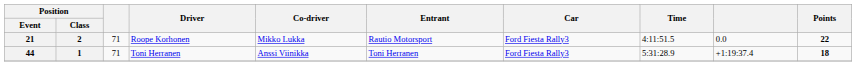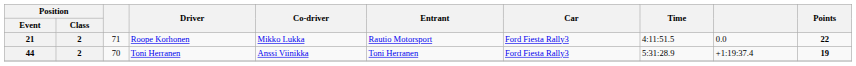(79, 53) 1 -> (79, 53) 2
(116, 53) 71 -> (116, 53) 70
(825, 53) 18 -> (825, 53) 19
